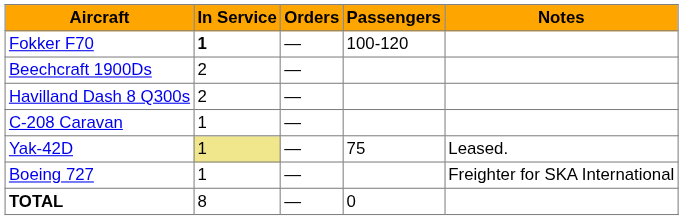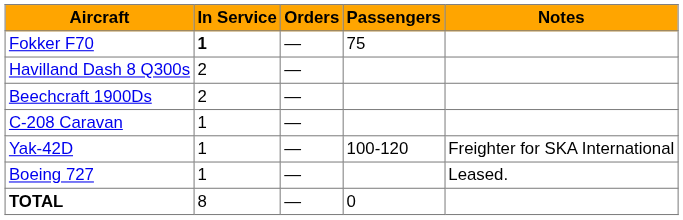(377, 43) 100-120 -> (356, 43) 75
rows swapped: (80, 70) <-> (99, 96)
(202, 148) khaki background -> (202, 148) no background
(356, 148) 75 -> (377, 148) 100-120
(478, 148) Leased. -> (561, 148) Freighter for SKA International
(561, 175) Freighter for SKA International -> (478, 175) Leased.
